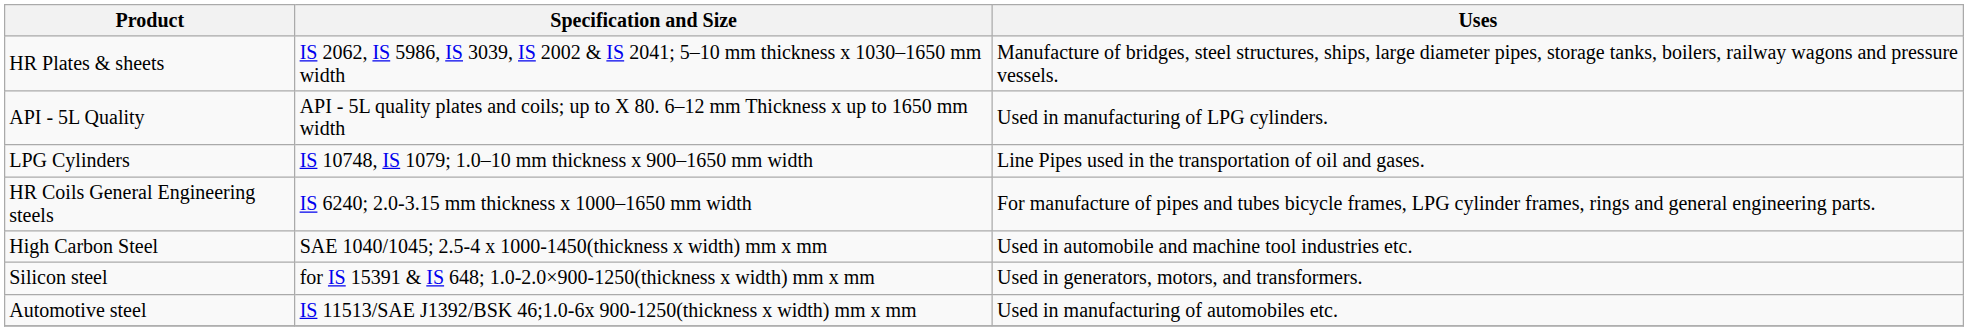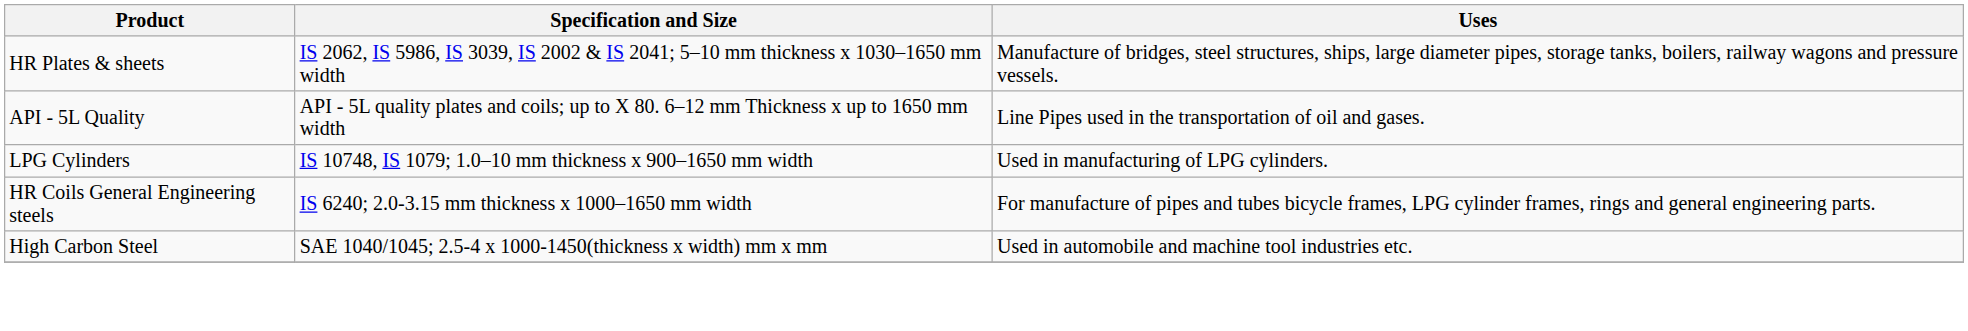(1162, 117) Used in manufacturing of LPG cylinders. -> (1211, 117) Line Pipes used in the transportation of oil and gases.
(1211, 160) Line Pipes used in the transportation of oil and gases. -> (1162, 160) Used in manufacturing of LPG cylinders.
- row: (58, 278)
- row: (78, 309)
